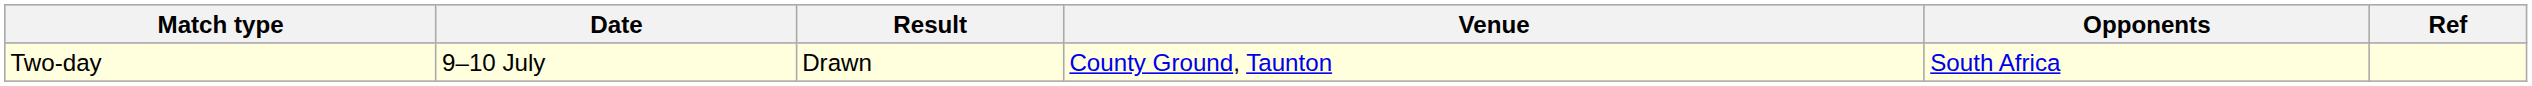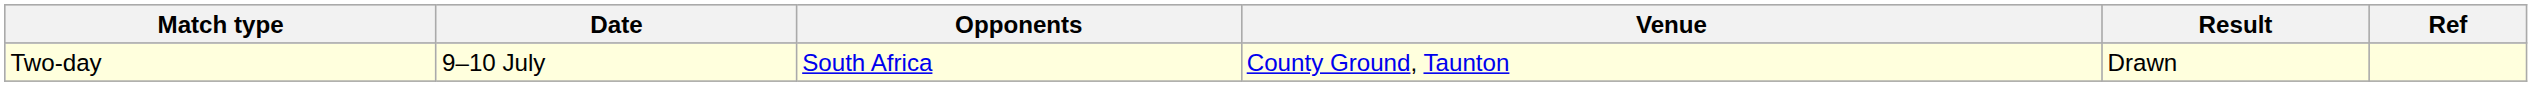columns swapped: (2147, 24) <-> (930, 24)
